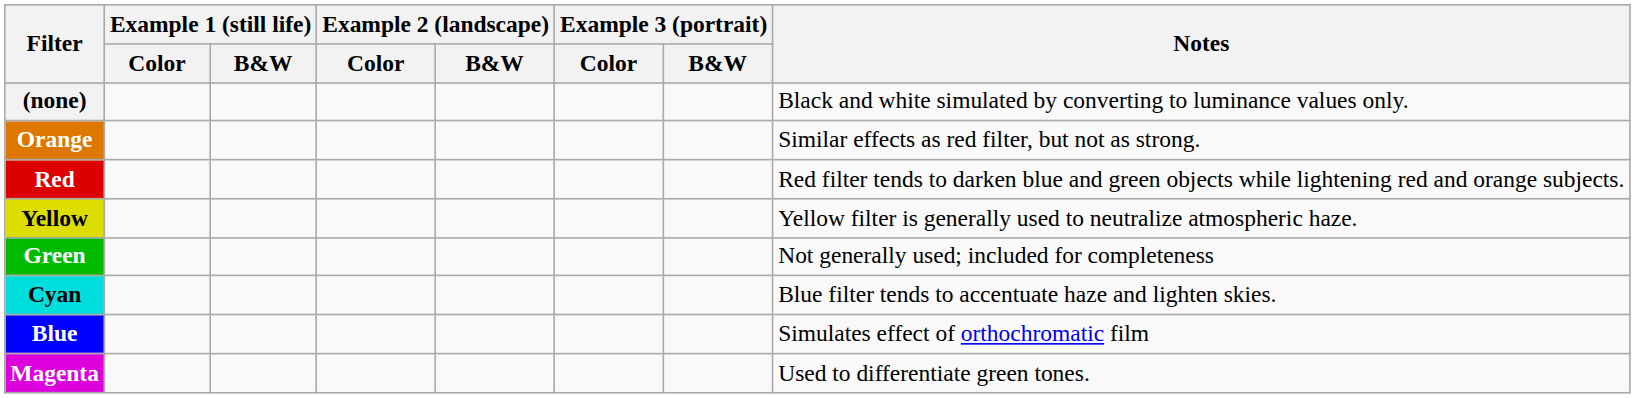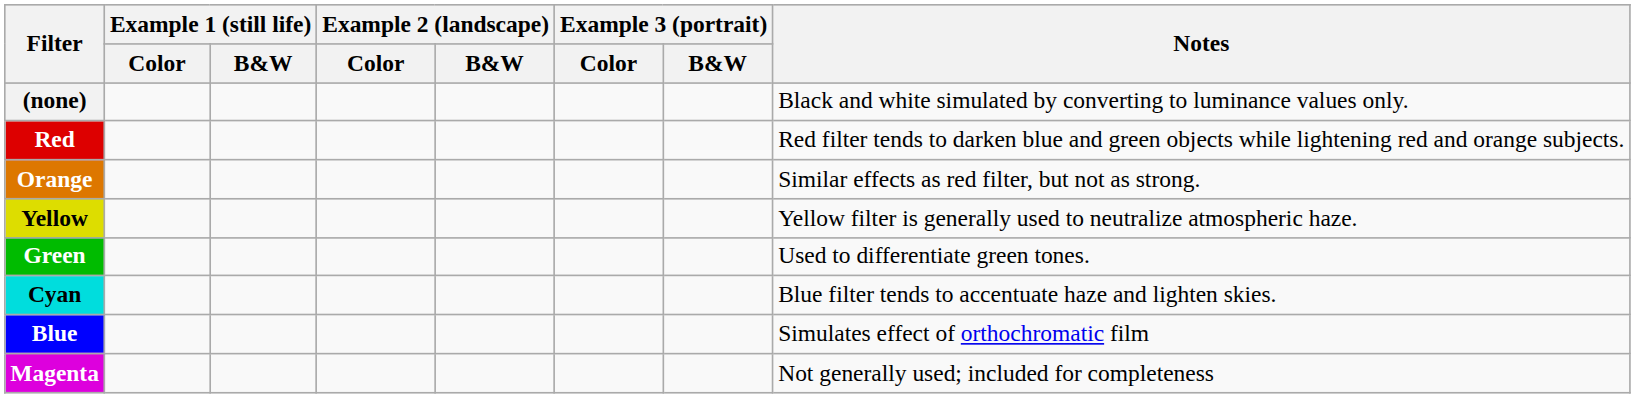rows swapped: (55, 179) <-> (55, 140)
(996, 256) Not generally used; included for completeness -> (934, 256) Used to differentiate green tones.
(934, 372) Used to differentiate green tones. -> (996, 372) Not generally used; included for completeness
